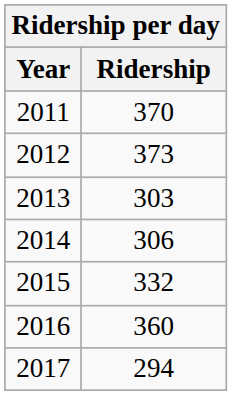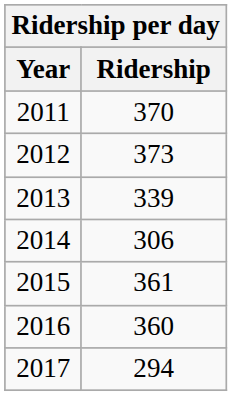(154, 197) 303 -> (154, 197) 339
(154, 283) 332 -> (154, 283) 361
